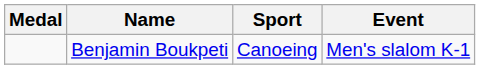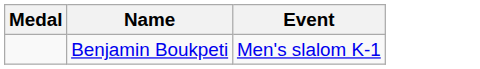- column: (277, 20)
